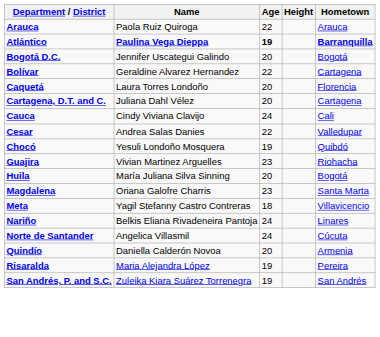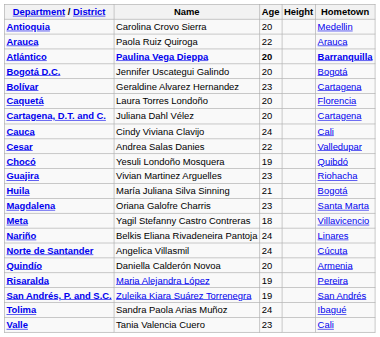+ row: (28, 27)
(267, 42) 19 -> (267, 57) 20
(267, 72) 22 -> (267, 87) 23
(267, 176) 20 -> (267, 191) 21
+ row: (21, 310)
+ row: (17, 325)
